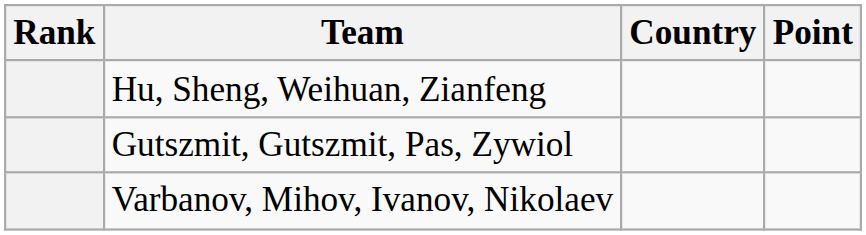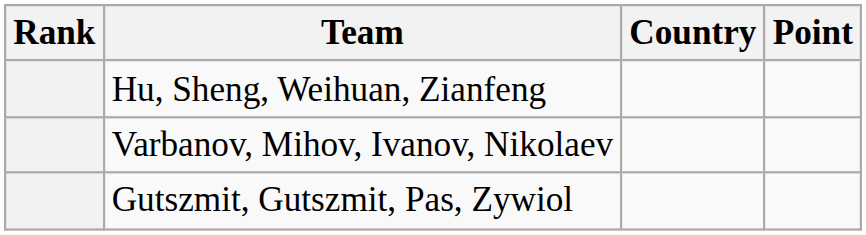rows swapped: (342, 144) <-> (362, 199)
